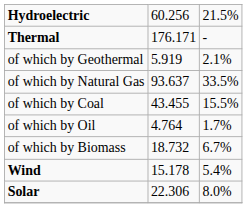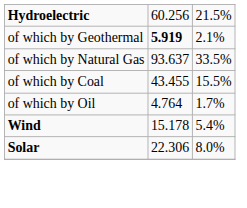- row: (34, 37)
(167, 59) normal -> (167, 37) bold
- row: (67, 147)
